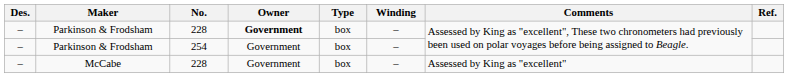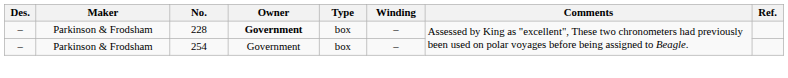- row: (103, 64)
